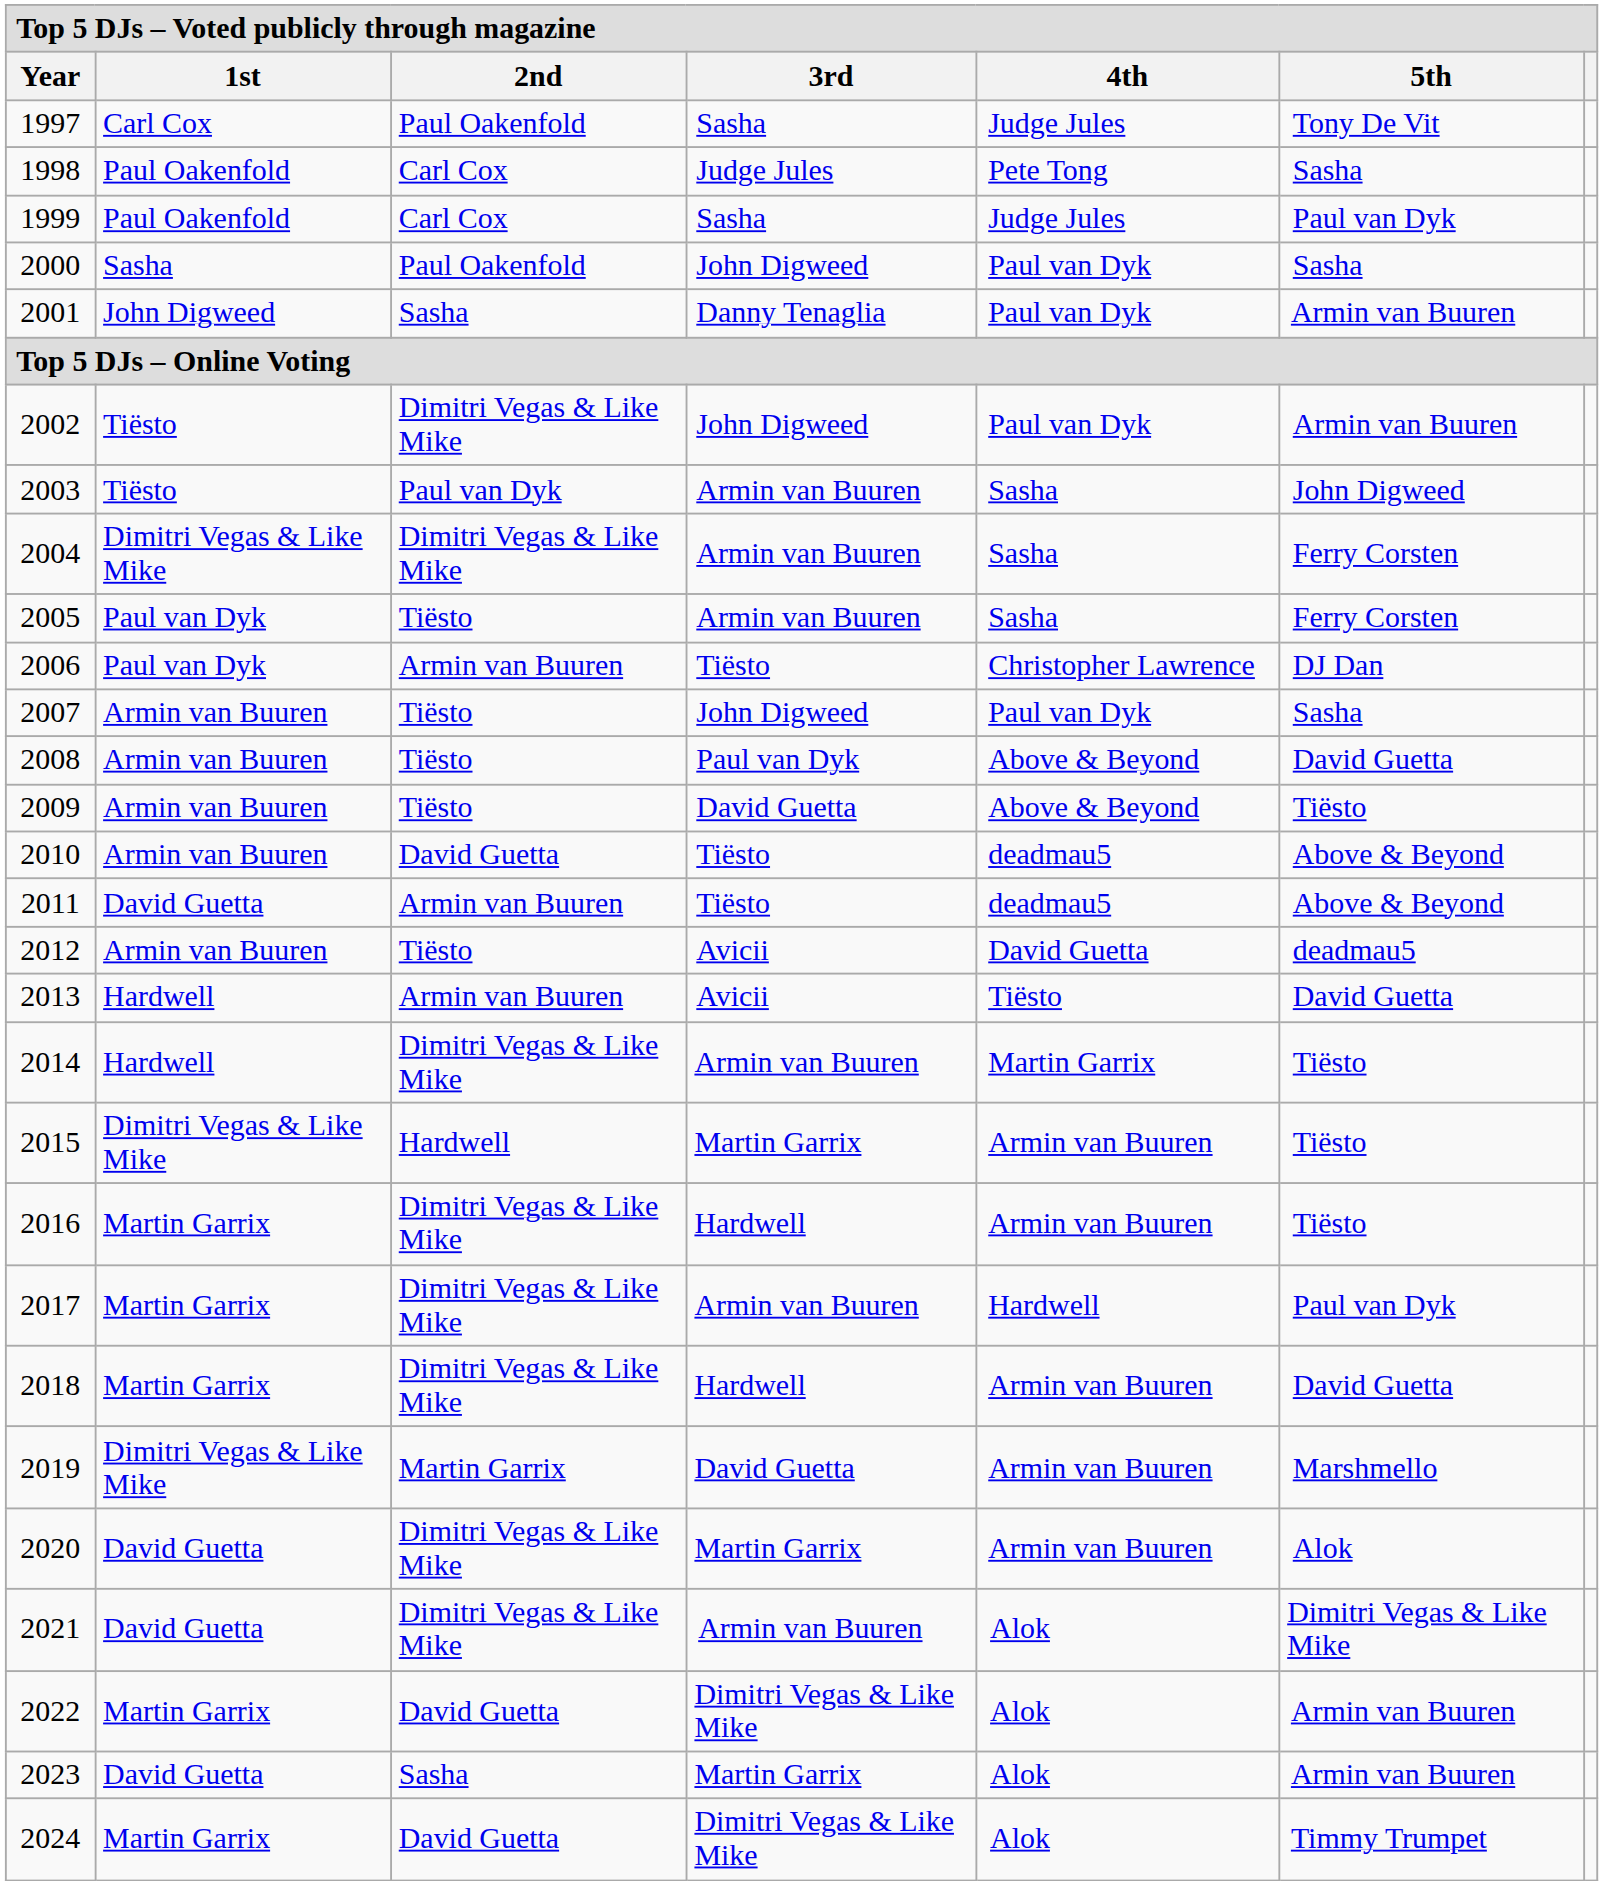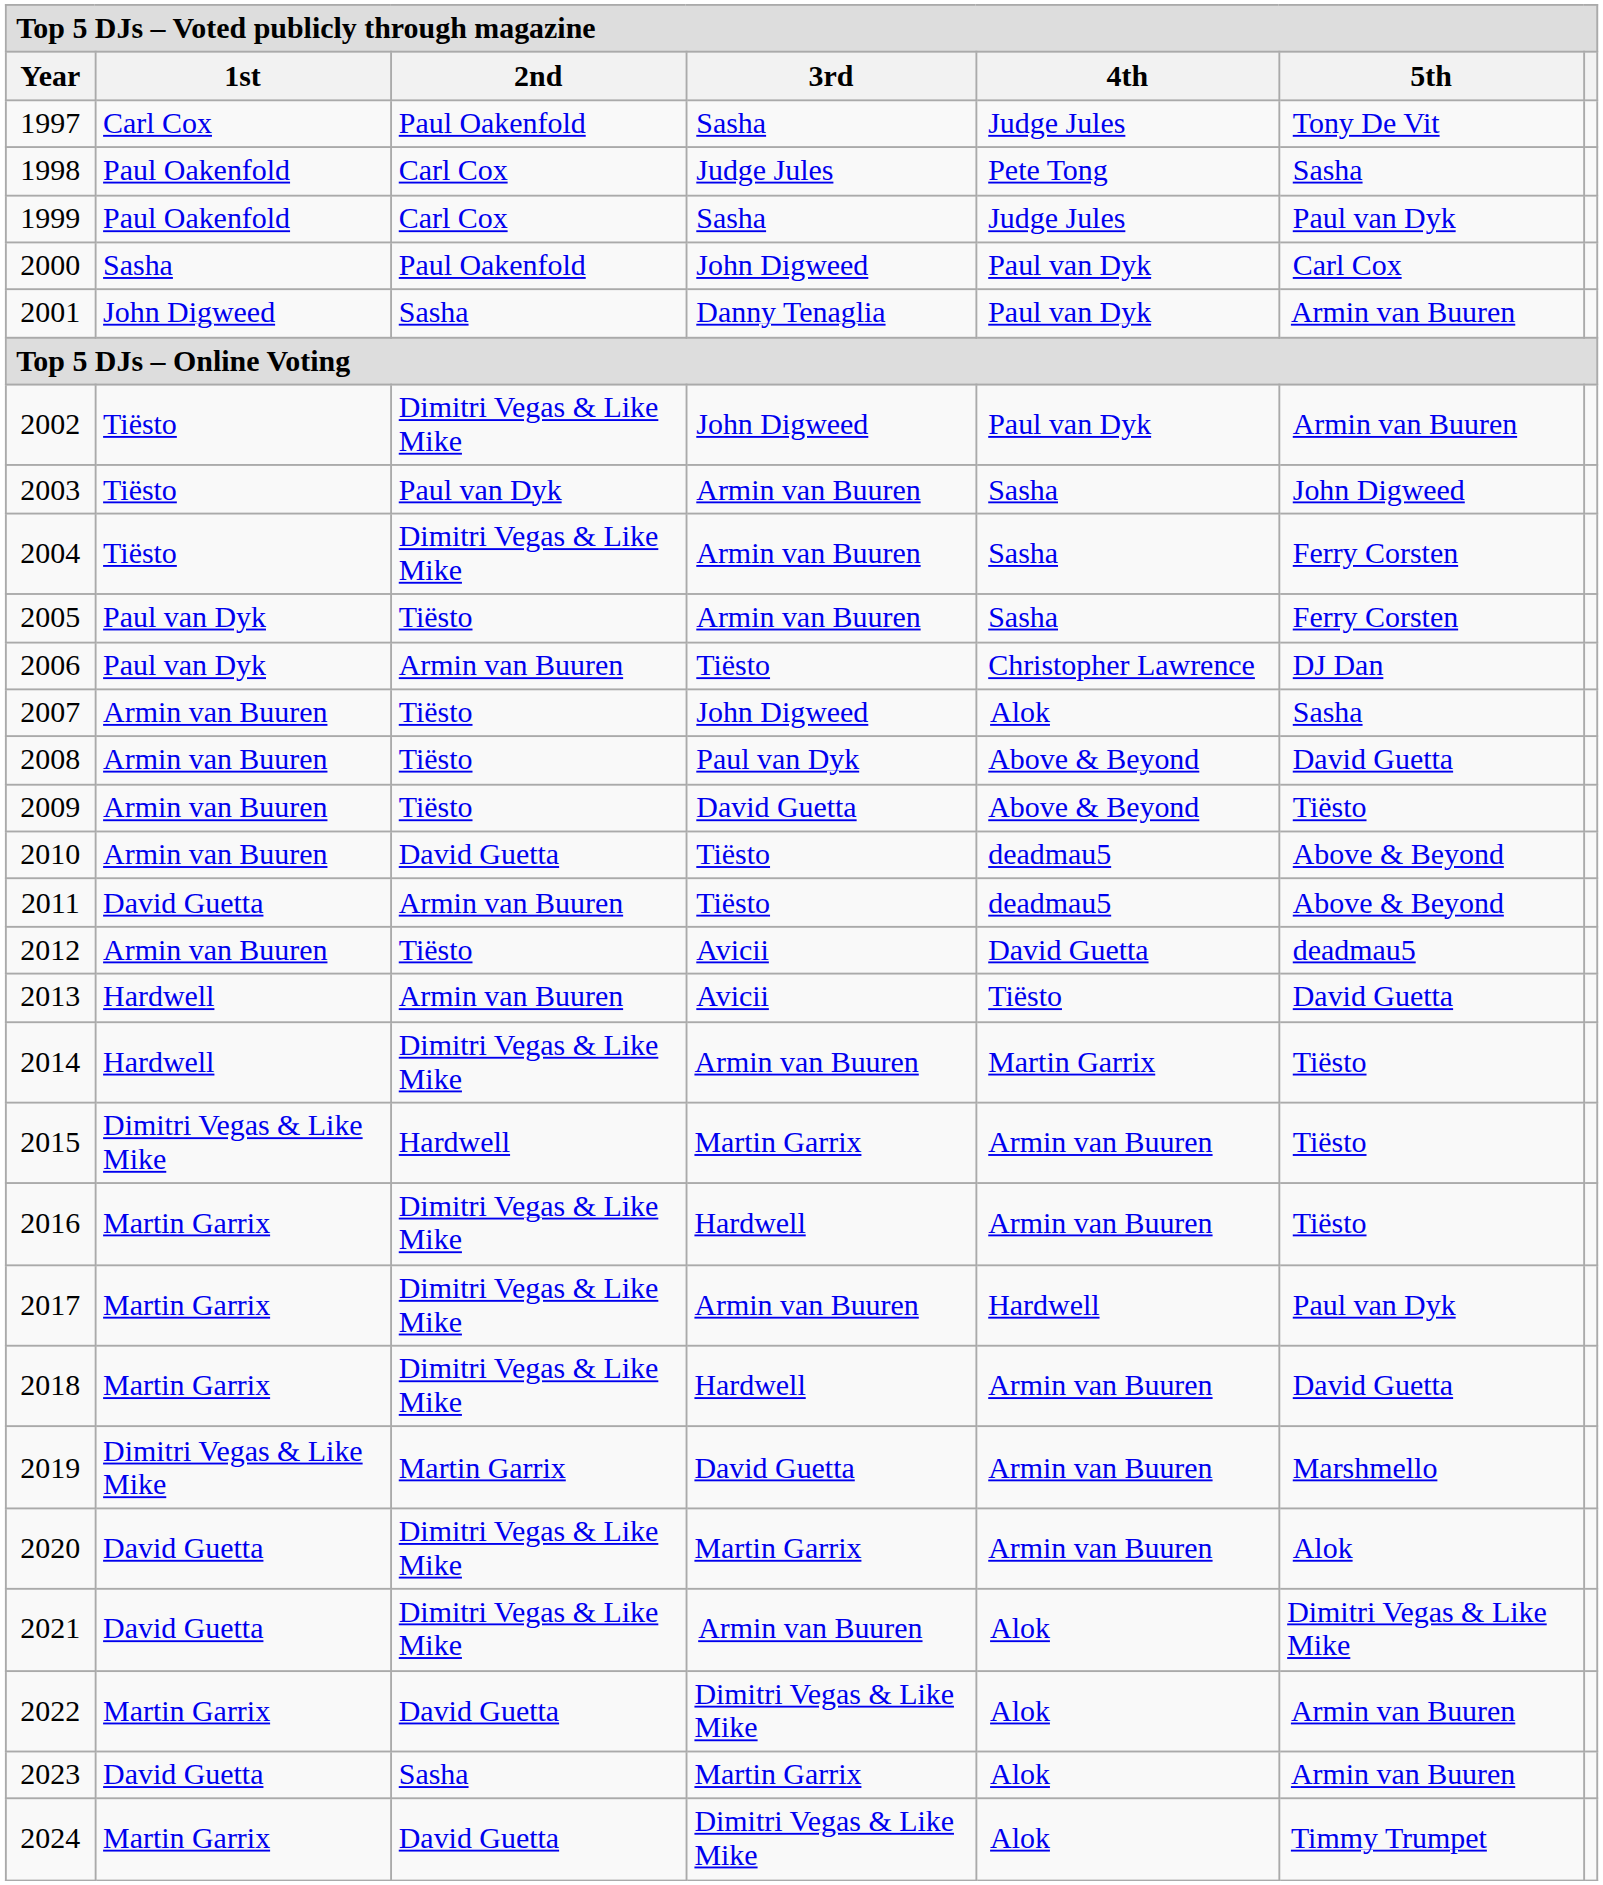(1328, 265) Sasha -> (1347, 265) Carl Cox
(233, 553) Dimitri Vegas & Like Mike -> (140, 553) Tiësto
(1070, 712) Paul van Dyk -> (1020, 712) Alok
